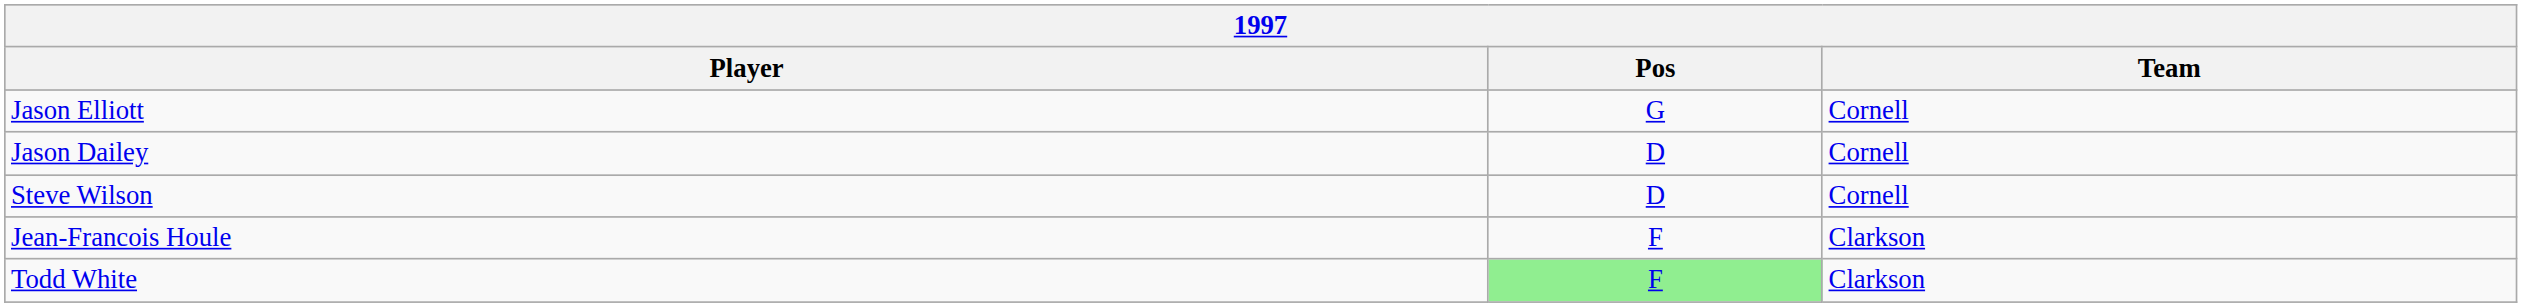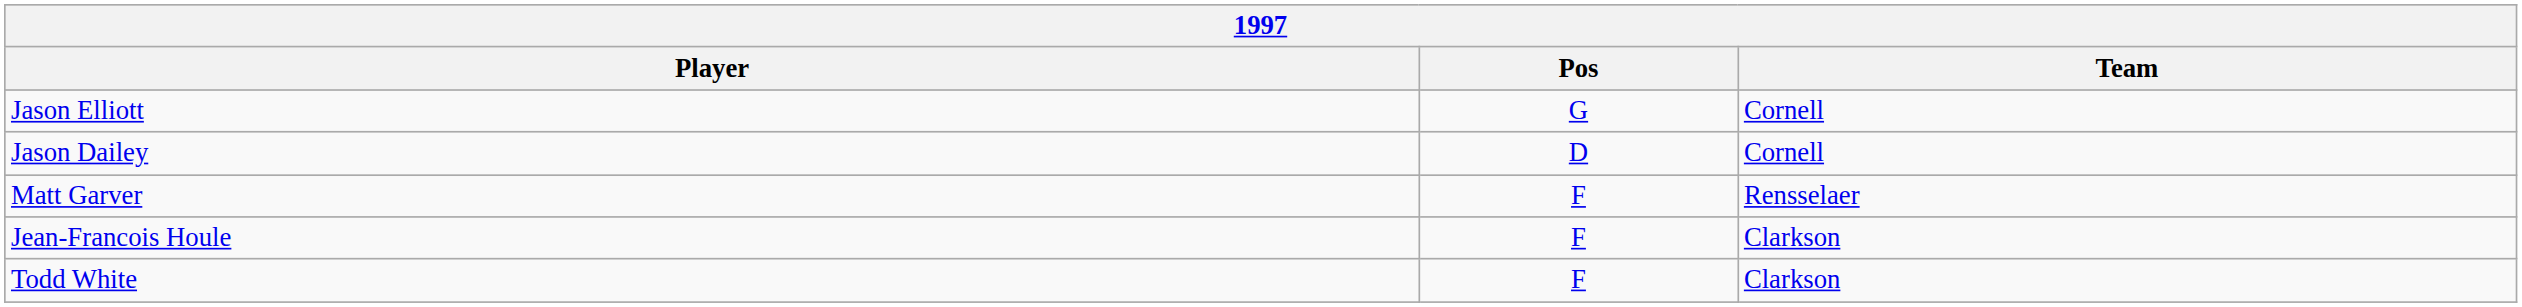- row: (82, 195)
+ row: (77, 195)
(1655, 279) lightgreen background -> (1578, 279) no background
